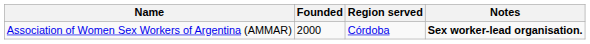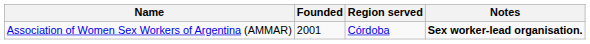(309, 30) 2000 -> (309, 30) 2001
